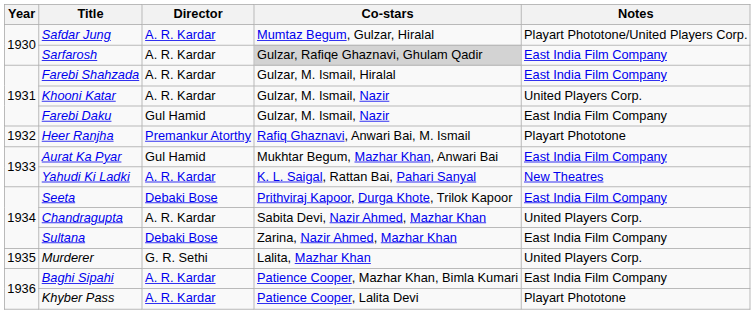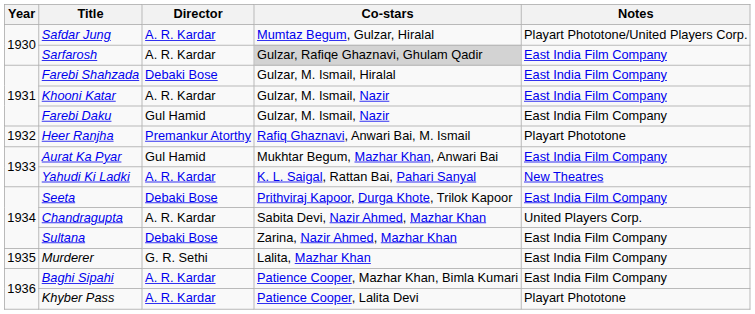(180, 75) A. R. Kardar -> (181, 75) Debaki Bose
(583, 95) United Players Corp. -> (596, 95) East India Film Company
(583, 258) United Players Corp. -> (596, 258) East India Film Company
